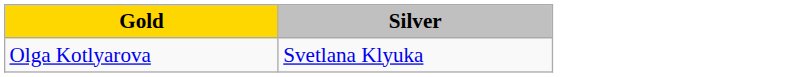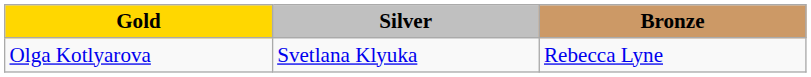+ column: (672, 21)
